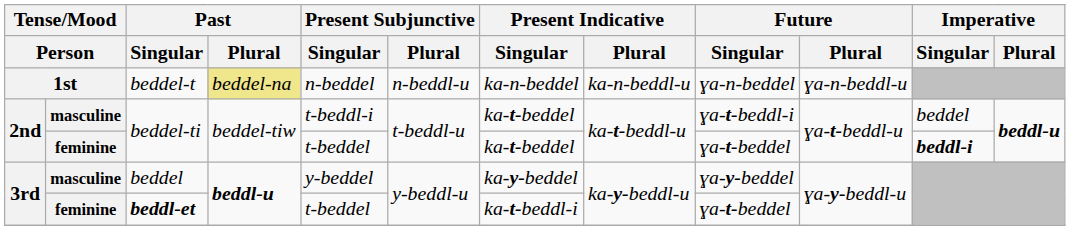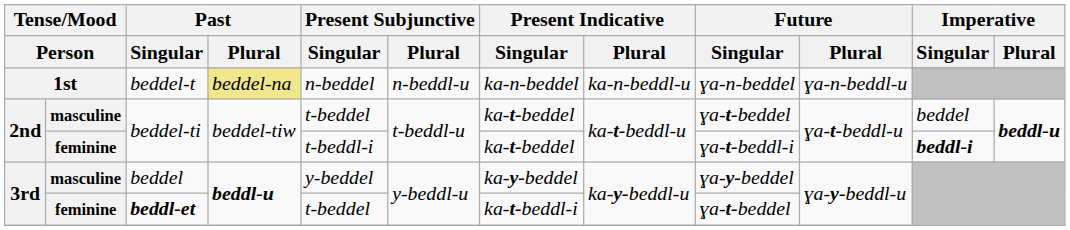(339, 114) t-beddl-i -> (337, 114) t-beddel
(747, 114) ɣa-t-beddl-i -> (745, 114) ɣa-t-beddel
(337, 146) t-beddel -> (339, 146) t-beddl-i
(745, 146) ɣa-t-beddel -> (747, 146) ɣa-t-beddl-i
